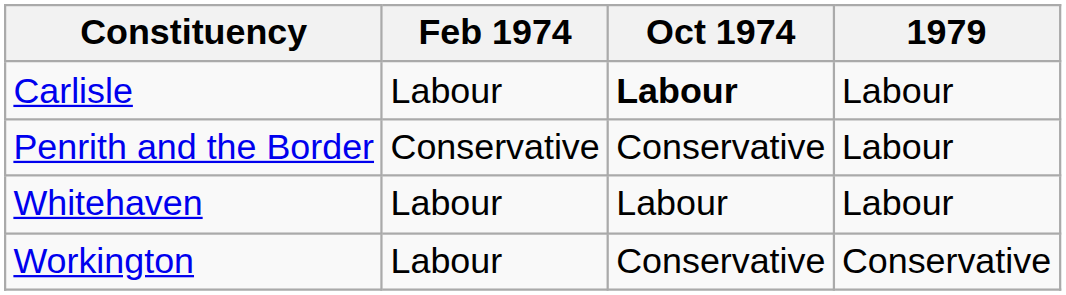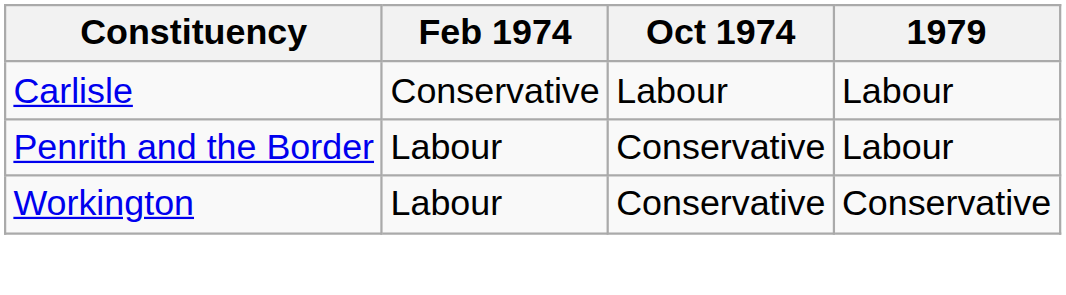(446, 89) Labour -> (495, 89) Conservative
(677, 89) bold -> (672, 89) normal
(495, 146) Conservative -> (446, 146) Labour
- row: (108, 203)
